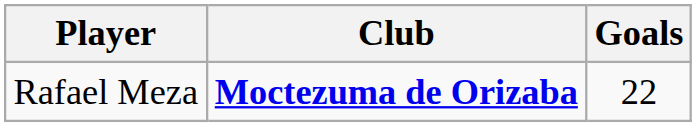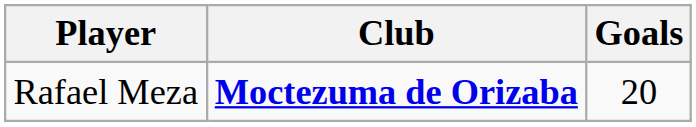(639, 90) 22 -> (639, 90) 20
